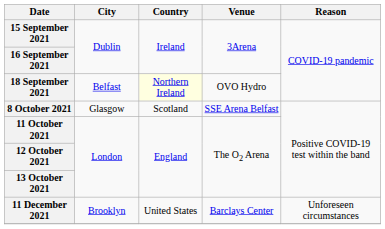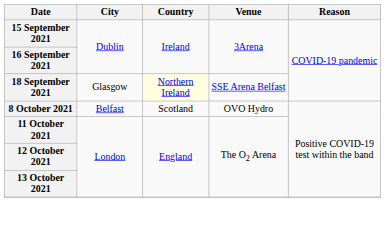(107, 87) Belfast -> (110, 87) Glasgow
(242, 87) OVO Hydro -> (248, 87) SSE Arena Belfast
(107, 108) Glasgow -> (110, 108) Belfast
(242, 108) SSE Arena Belfast -> (248, 108) OVO Hydro
- row: (39, 210)
